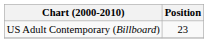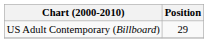(183, 29) 23 -> (183, 29) 29
